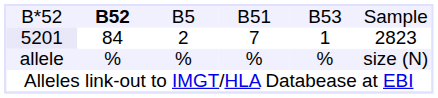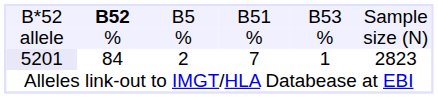rows swapped: (42, 59) <-> (42, 38)
